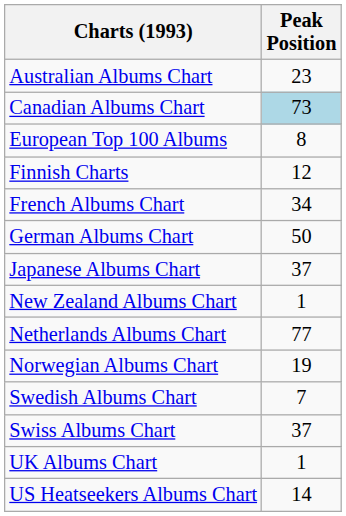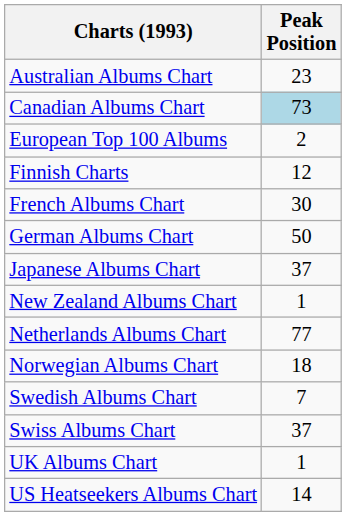(301, 140) 8 -> (301, 140) 2
(301, 204) 34 -> (301, 204) 30
(301, 365) 19 -> (301, 365) 18
